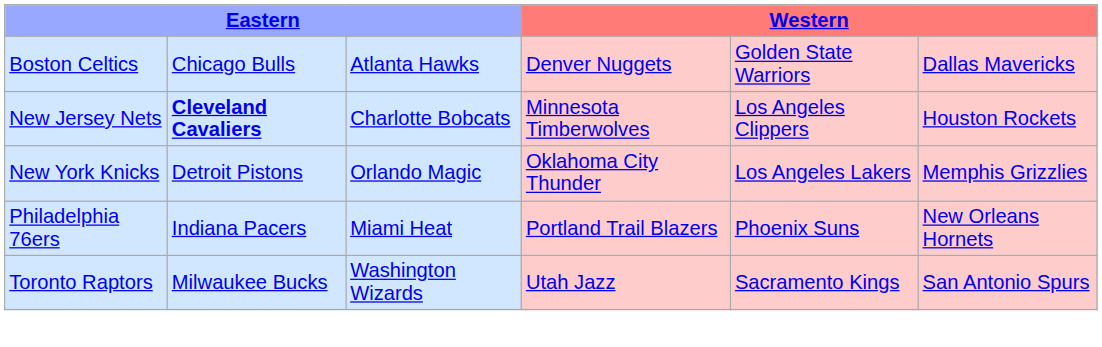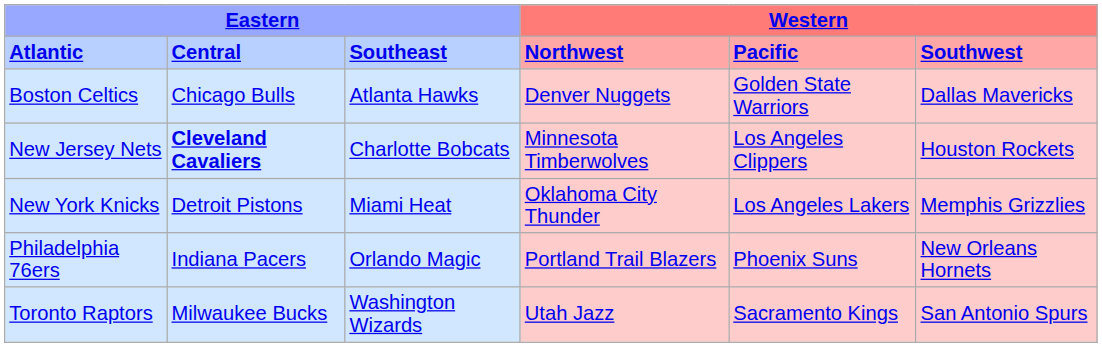+ row: (46, 52)
(416, 173) Orlando Magic -> (400, 205) Miami Heat
(401, 227) Miami Heat -> (415, 259) Orlando Magic
